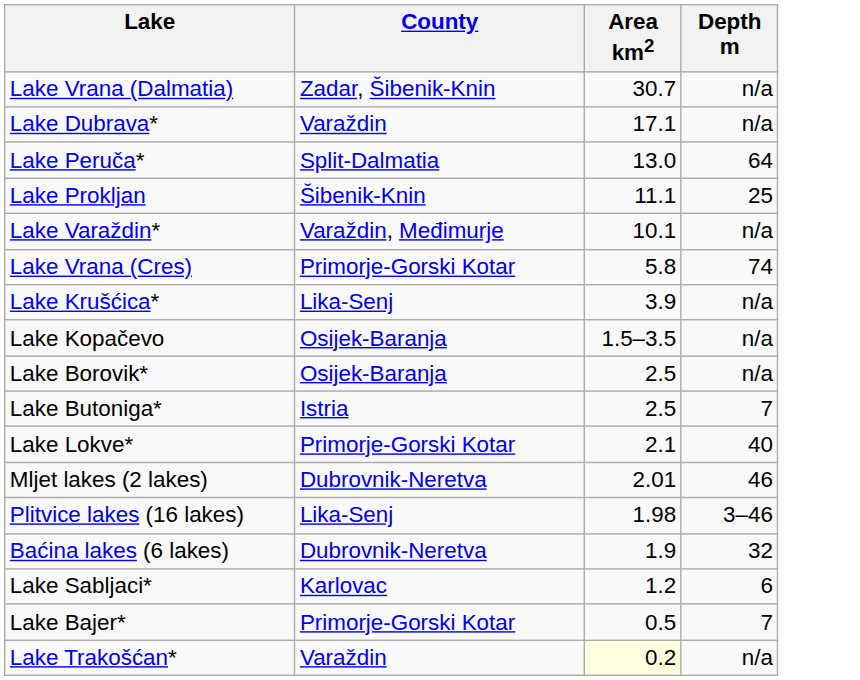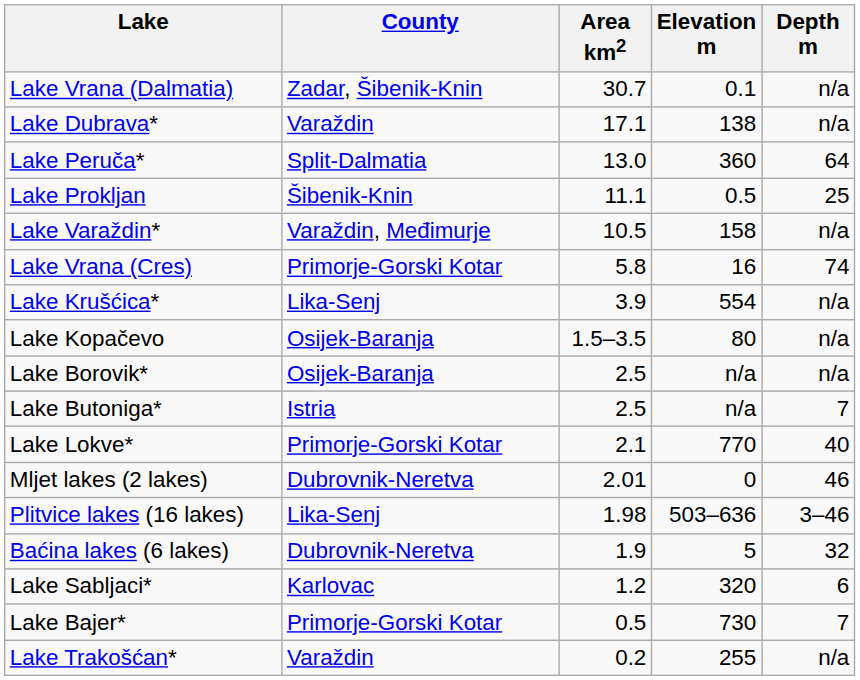+ column: (706, 34)
(654, 231) 10.1 -> (625, 231) 10.5
(661, 657) lightyellow background -> (631, 657) no background
